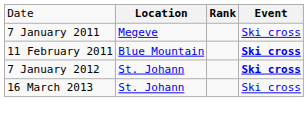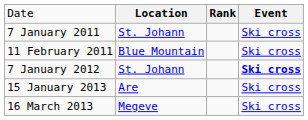(138, 32) Megeve -> (151, 32) St. Johann
(271, 50) bold -> (271, 50) normal
+ row: (57, 87)
(151, 87) St. Johann -> (138, 106) Megeve
